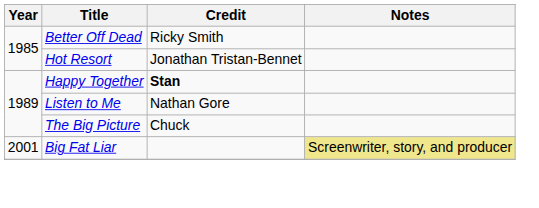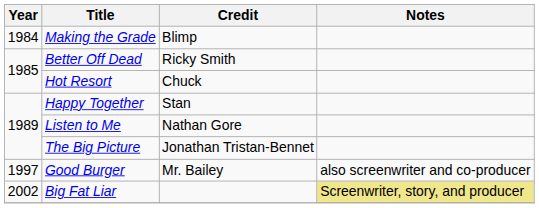+ row: (100, 37)
(226, 59) Jonathan Tristan-Bennet -> (182, 81) Chuck
(165, 81) bold -> (176, 103) normal
(170, 125) Chuck -> (238, 147) Jonathan Tristan-Bennet
+ row: (85, 170)
(23, 147) 2001 -> (23, 192) 2002
